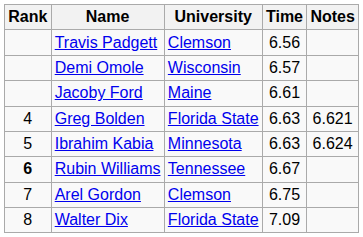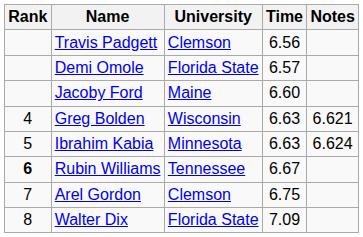(204, 67) Wisconsin -> (213, 67) Florida State
(284, 93) 6.61 -> (284, 93) 6.60
(213, 118) Florida State -> (204, 118) Wisconsin
